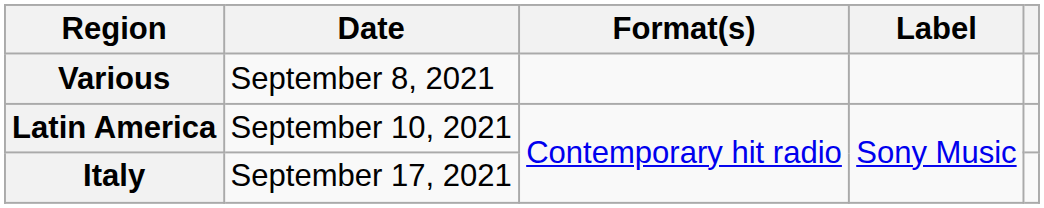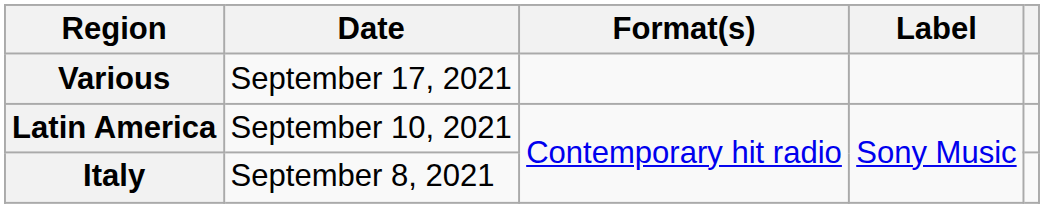(363, 78) September 8, 2021 -> (371, 78) September 17, 2021
(371, 176) September 17, 2021 -> (363, 176) September 8, 2021
